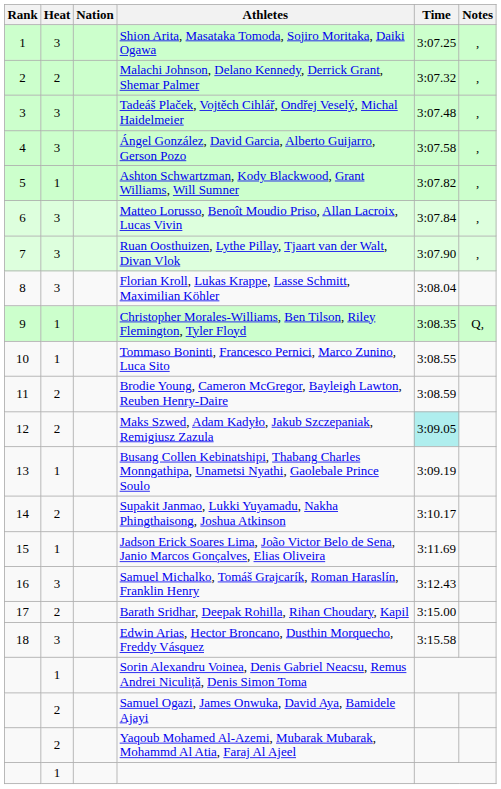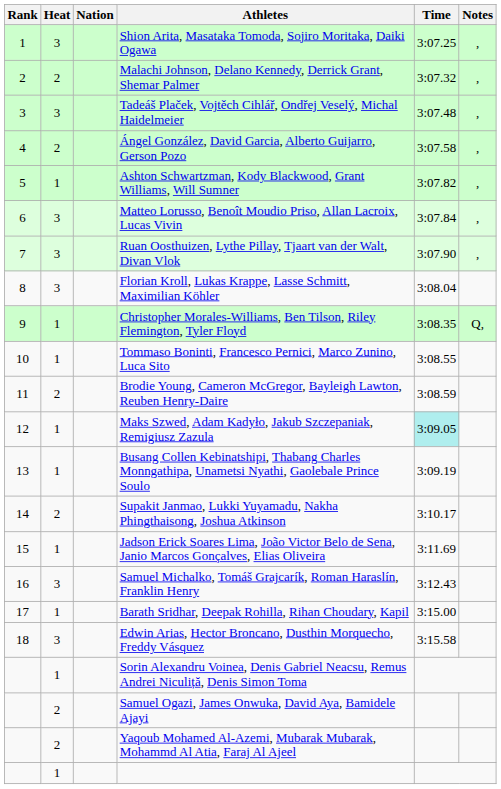(57, 148) 3 -> (57, 148) 2
(57, 429) 2 -> (57, 429) 1
(57, 612) 2 -> (57, 612) 1
